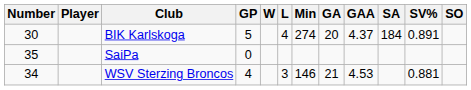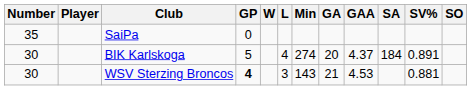rows swapped: (145, 34) <-> (122, 54)
(31, 74) 34 -> (31, 74) 30
(248, 74) normal -> (248, 74) bold
(305, 74) 146 -> (305, 74) 143
